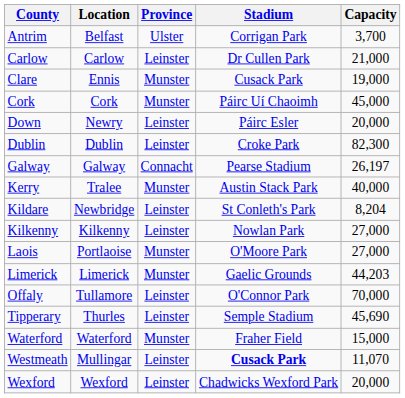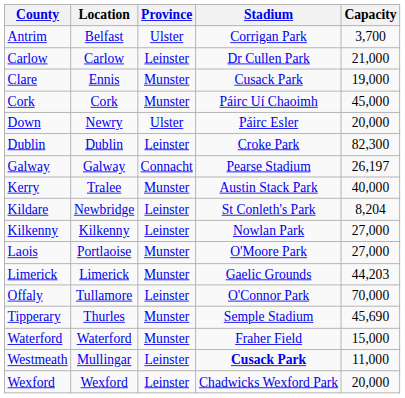(167, 123) Leinster -> (167, 123) Ulster
(167, 317) Leinster -> (167, 317) Munster
(370, 360) 11,070 -> (370, 360) 11,000
